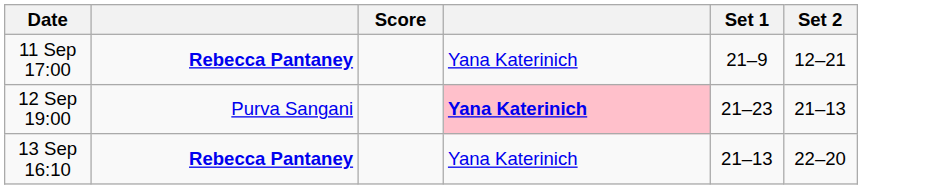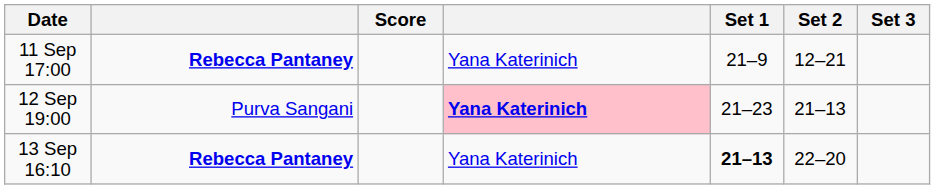+ column: (893, 20)
(747, 159) normal -> (747, 159) bold
